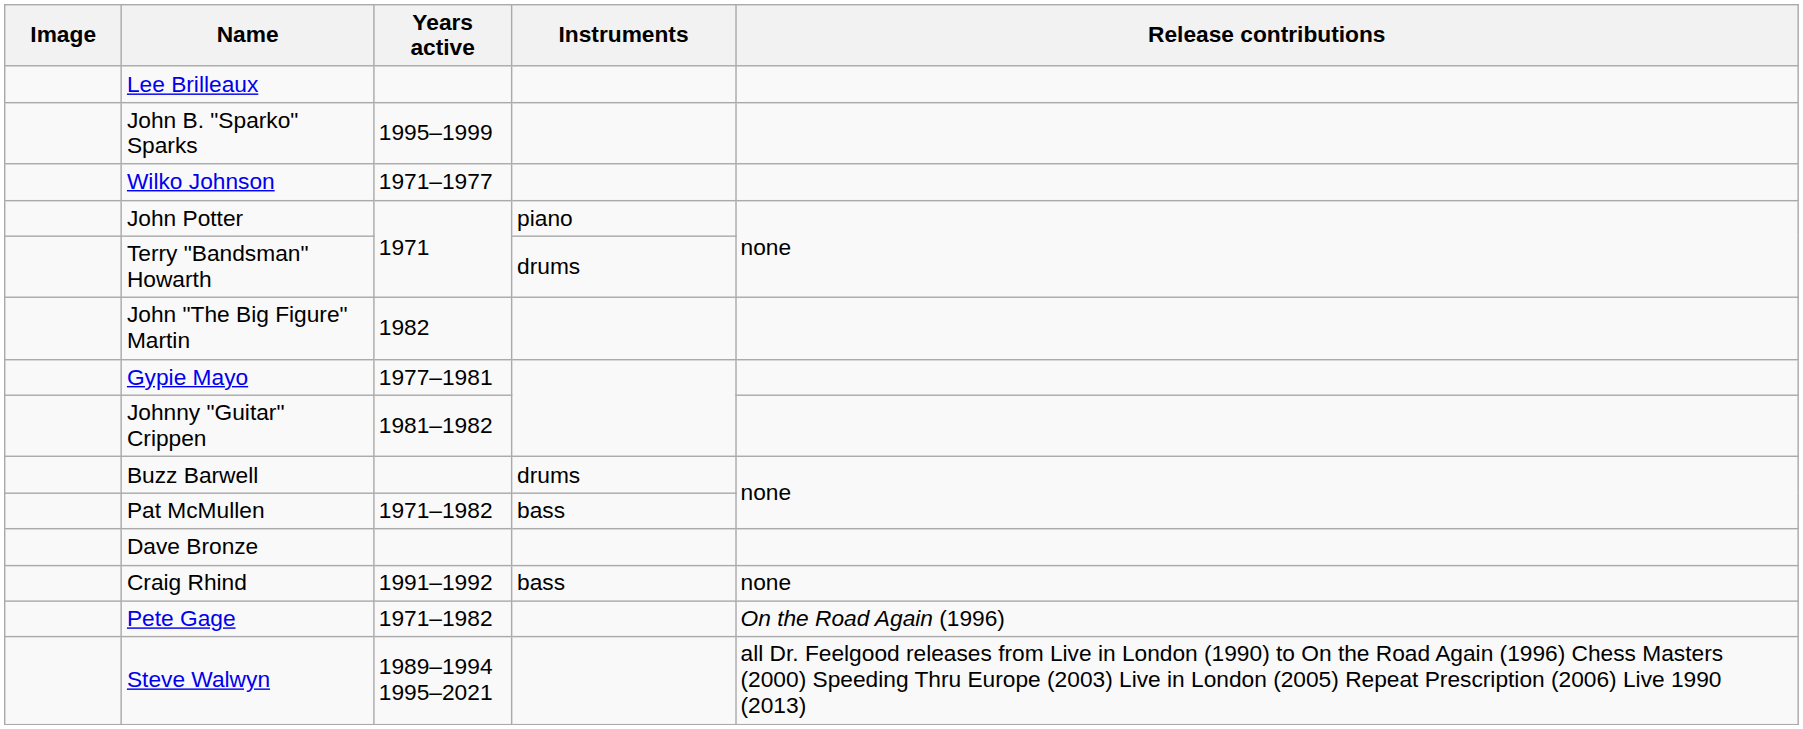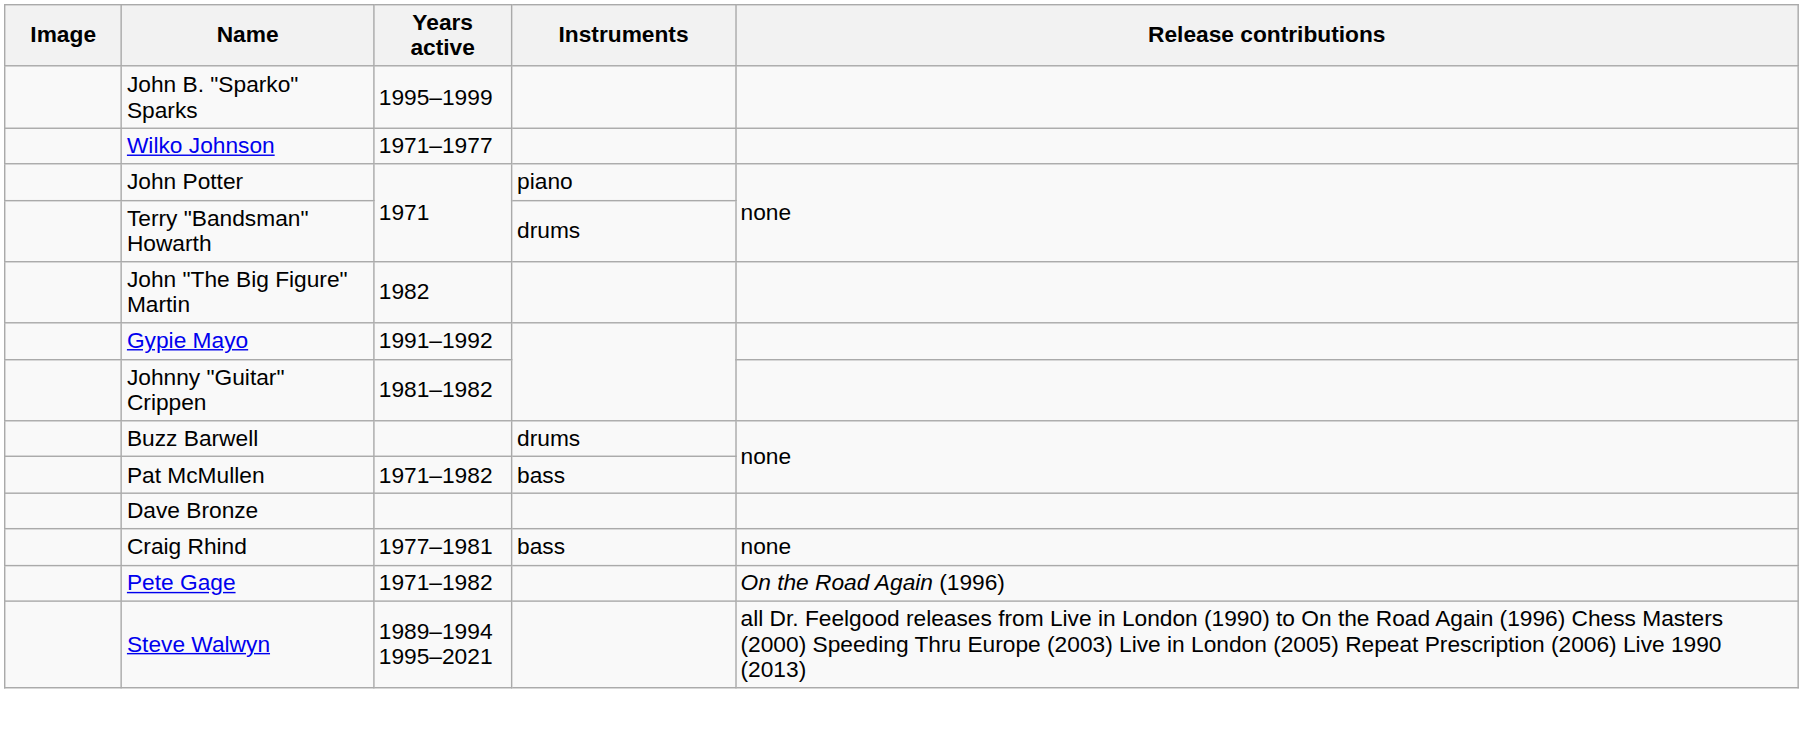- row: (193, 84)
(436, 376) 1977–1981 -> (436, 340) 1991–1992
(436, 582) 1991–1992 -> (436, 546) 1977–1981
